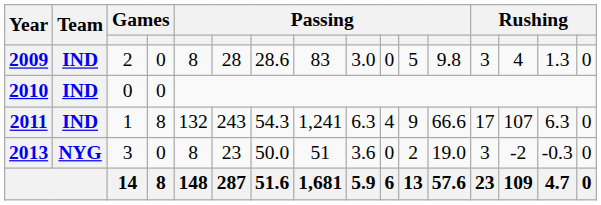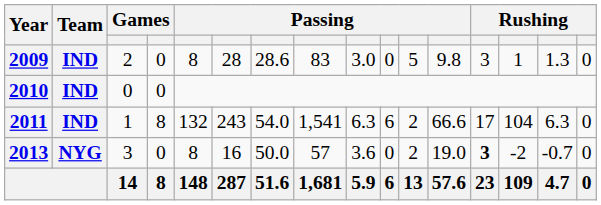(518, 59) 4 -> (518, 59) 1
(272, 121) 54.3 -> (272, 121) 54.0
(320, 121) 1,241 -> (320, 121) 1,541
(389, 121) 4 -> (389, 121) 6
(413, 121) 9 -> (413, 121) 2
(518, 121) 107 -> (518, 121) 104
(231, 152) 23 -> (231, 152) 16
(320, 152) 51 -> (320, 152) 57
(485, 152) normal -> (485, 152) bold
(557, 152) -0.3 -> (557, 152) -0.7
